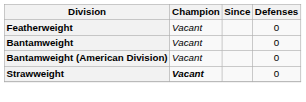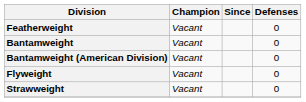+ row: (29, 74)
(188, 74) bold -> (187, 89) normal
